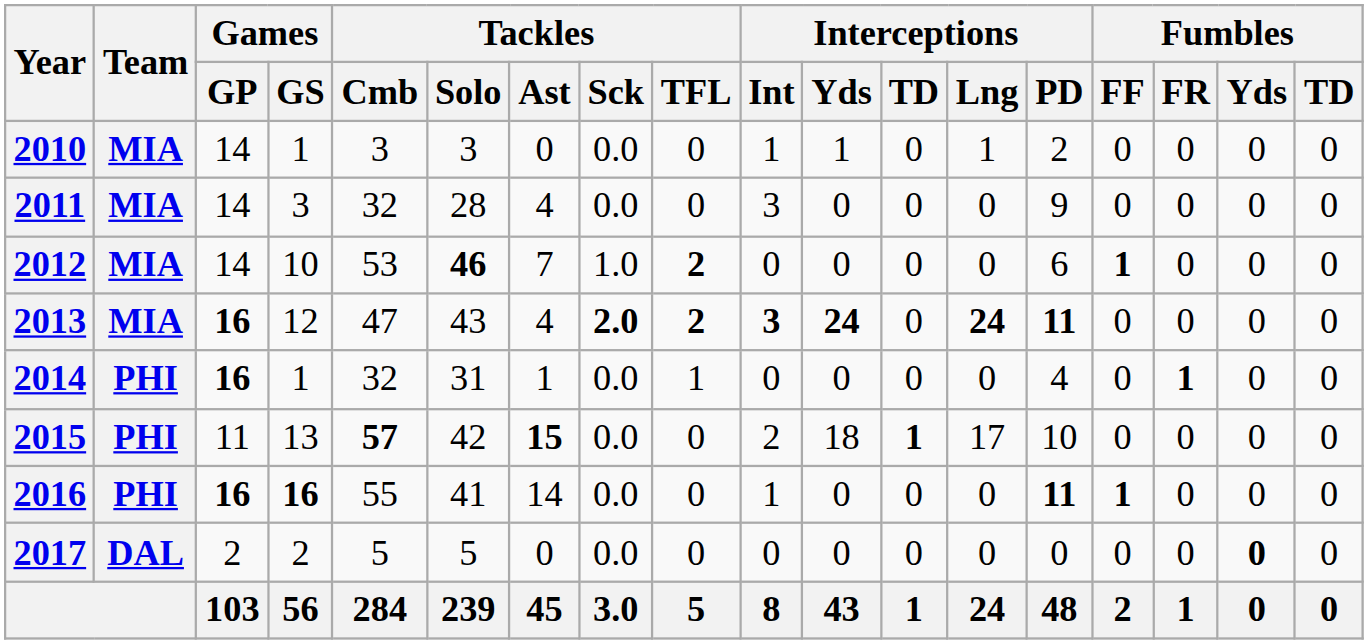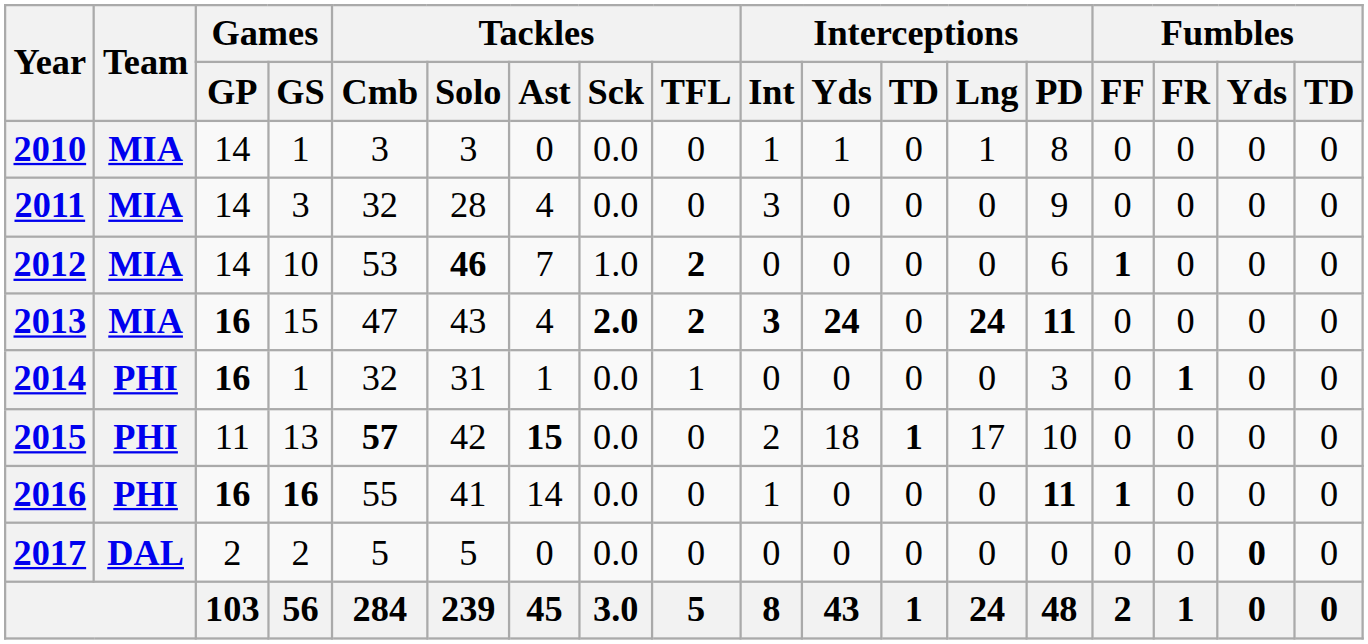(1059, 148) 2 -> (1059, 148) 8
(301, 321) 12 -> (301, 321) 15
(1059, 378) 4 -> (1059, 378) 3
